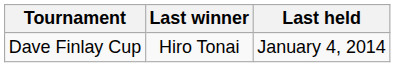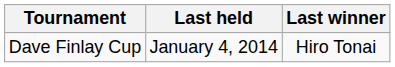columns swapped: (199, 18) <-> (322, 18)
